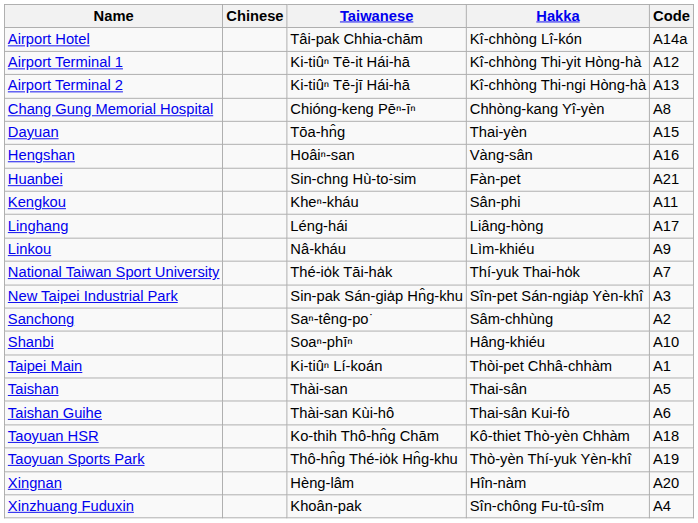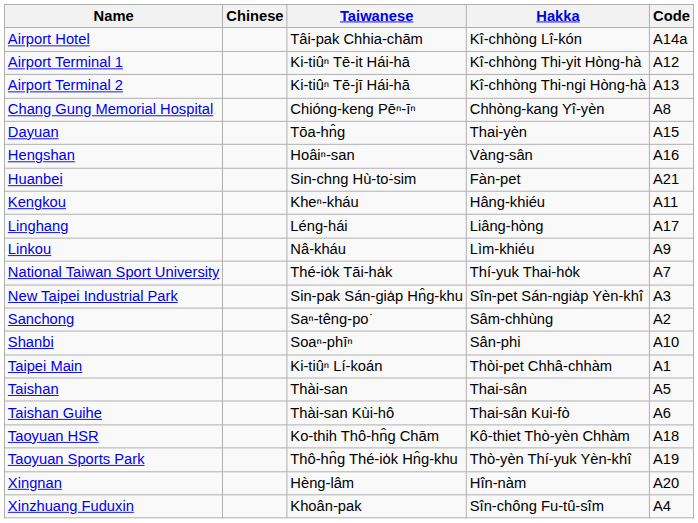(495, 202) Sân-phi -> (507, 202) Hâng-khiéu
(507, 343) Hâng-khiéu -> (495, 343) Sân-phi
